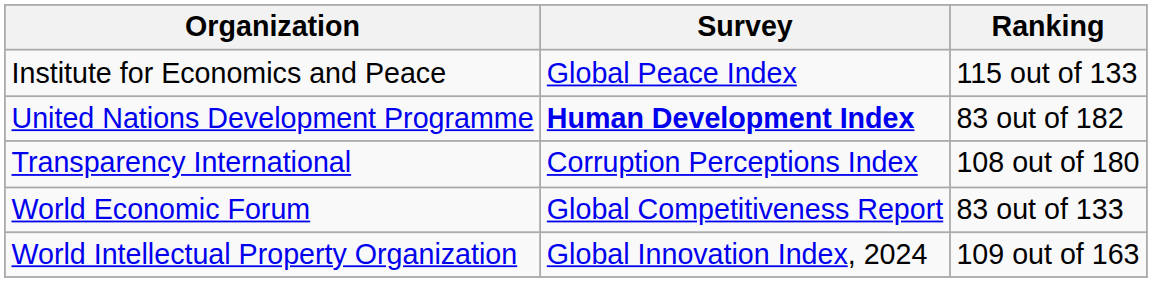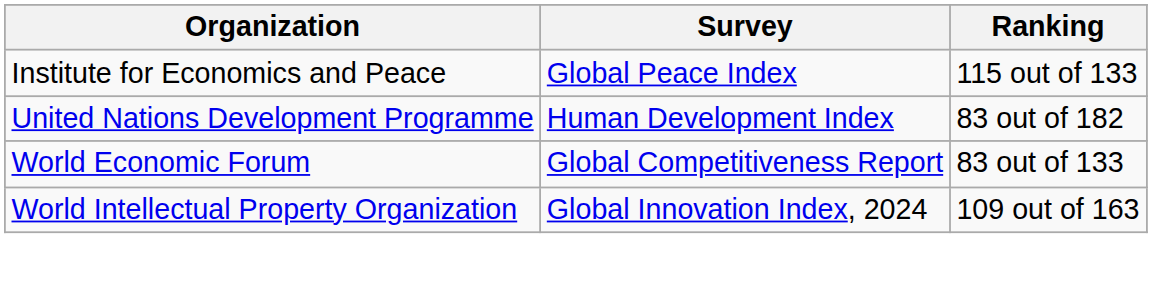(731, 118) bold -> (720, 118) normal
- row: (181, 163)
